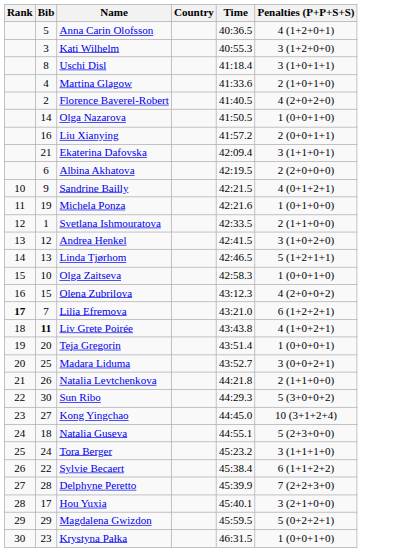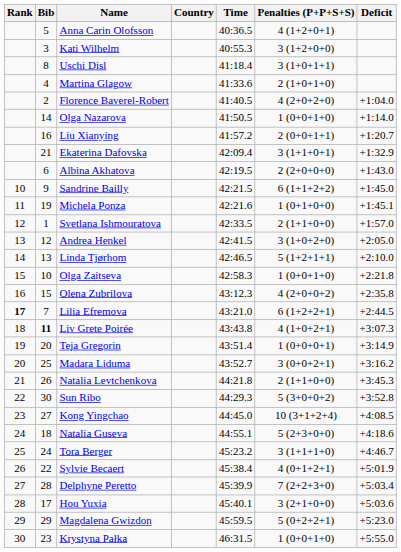+ column: (377, 13)
(306, 188) 4 (0+1+2+1) -> (306, 188) 6 (1+1+2+2)
(306, 468) 6 (1+1+2+2) -> (306, 468) 4 (0+1+2+1)
